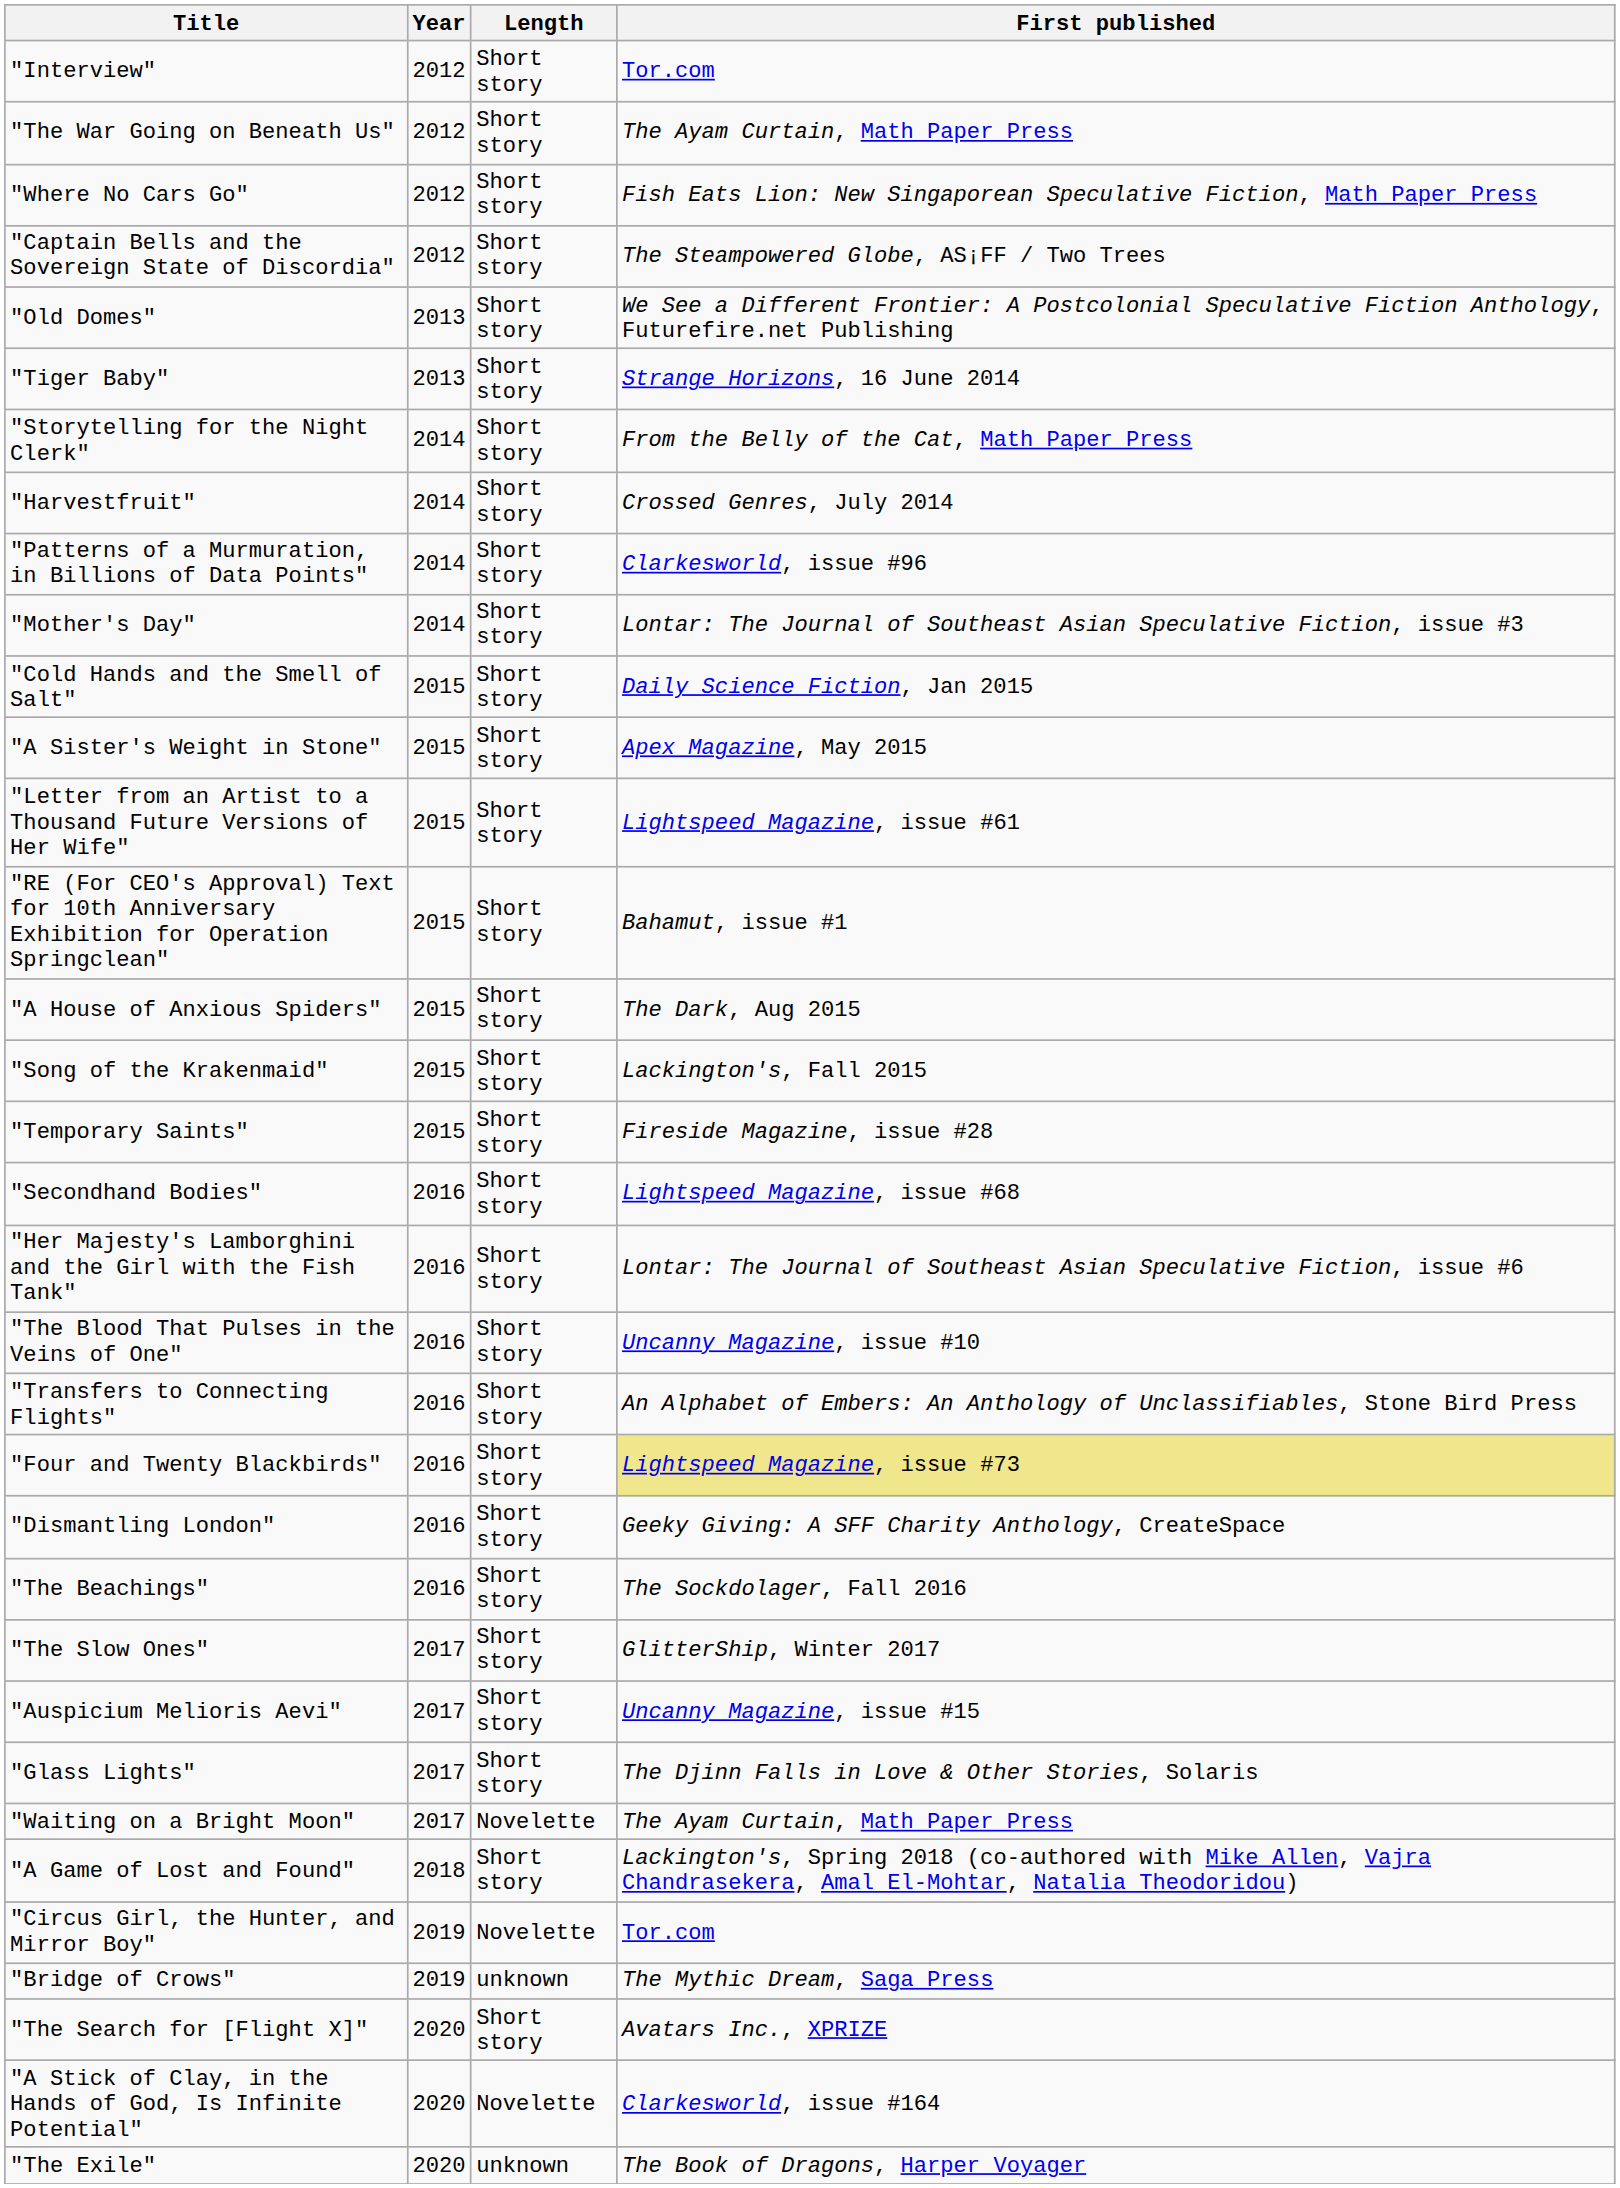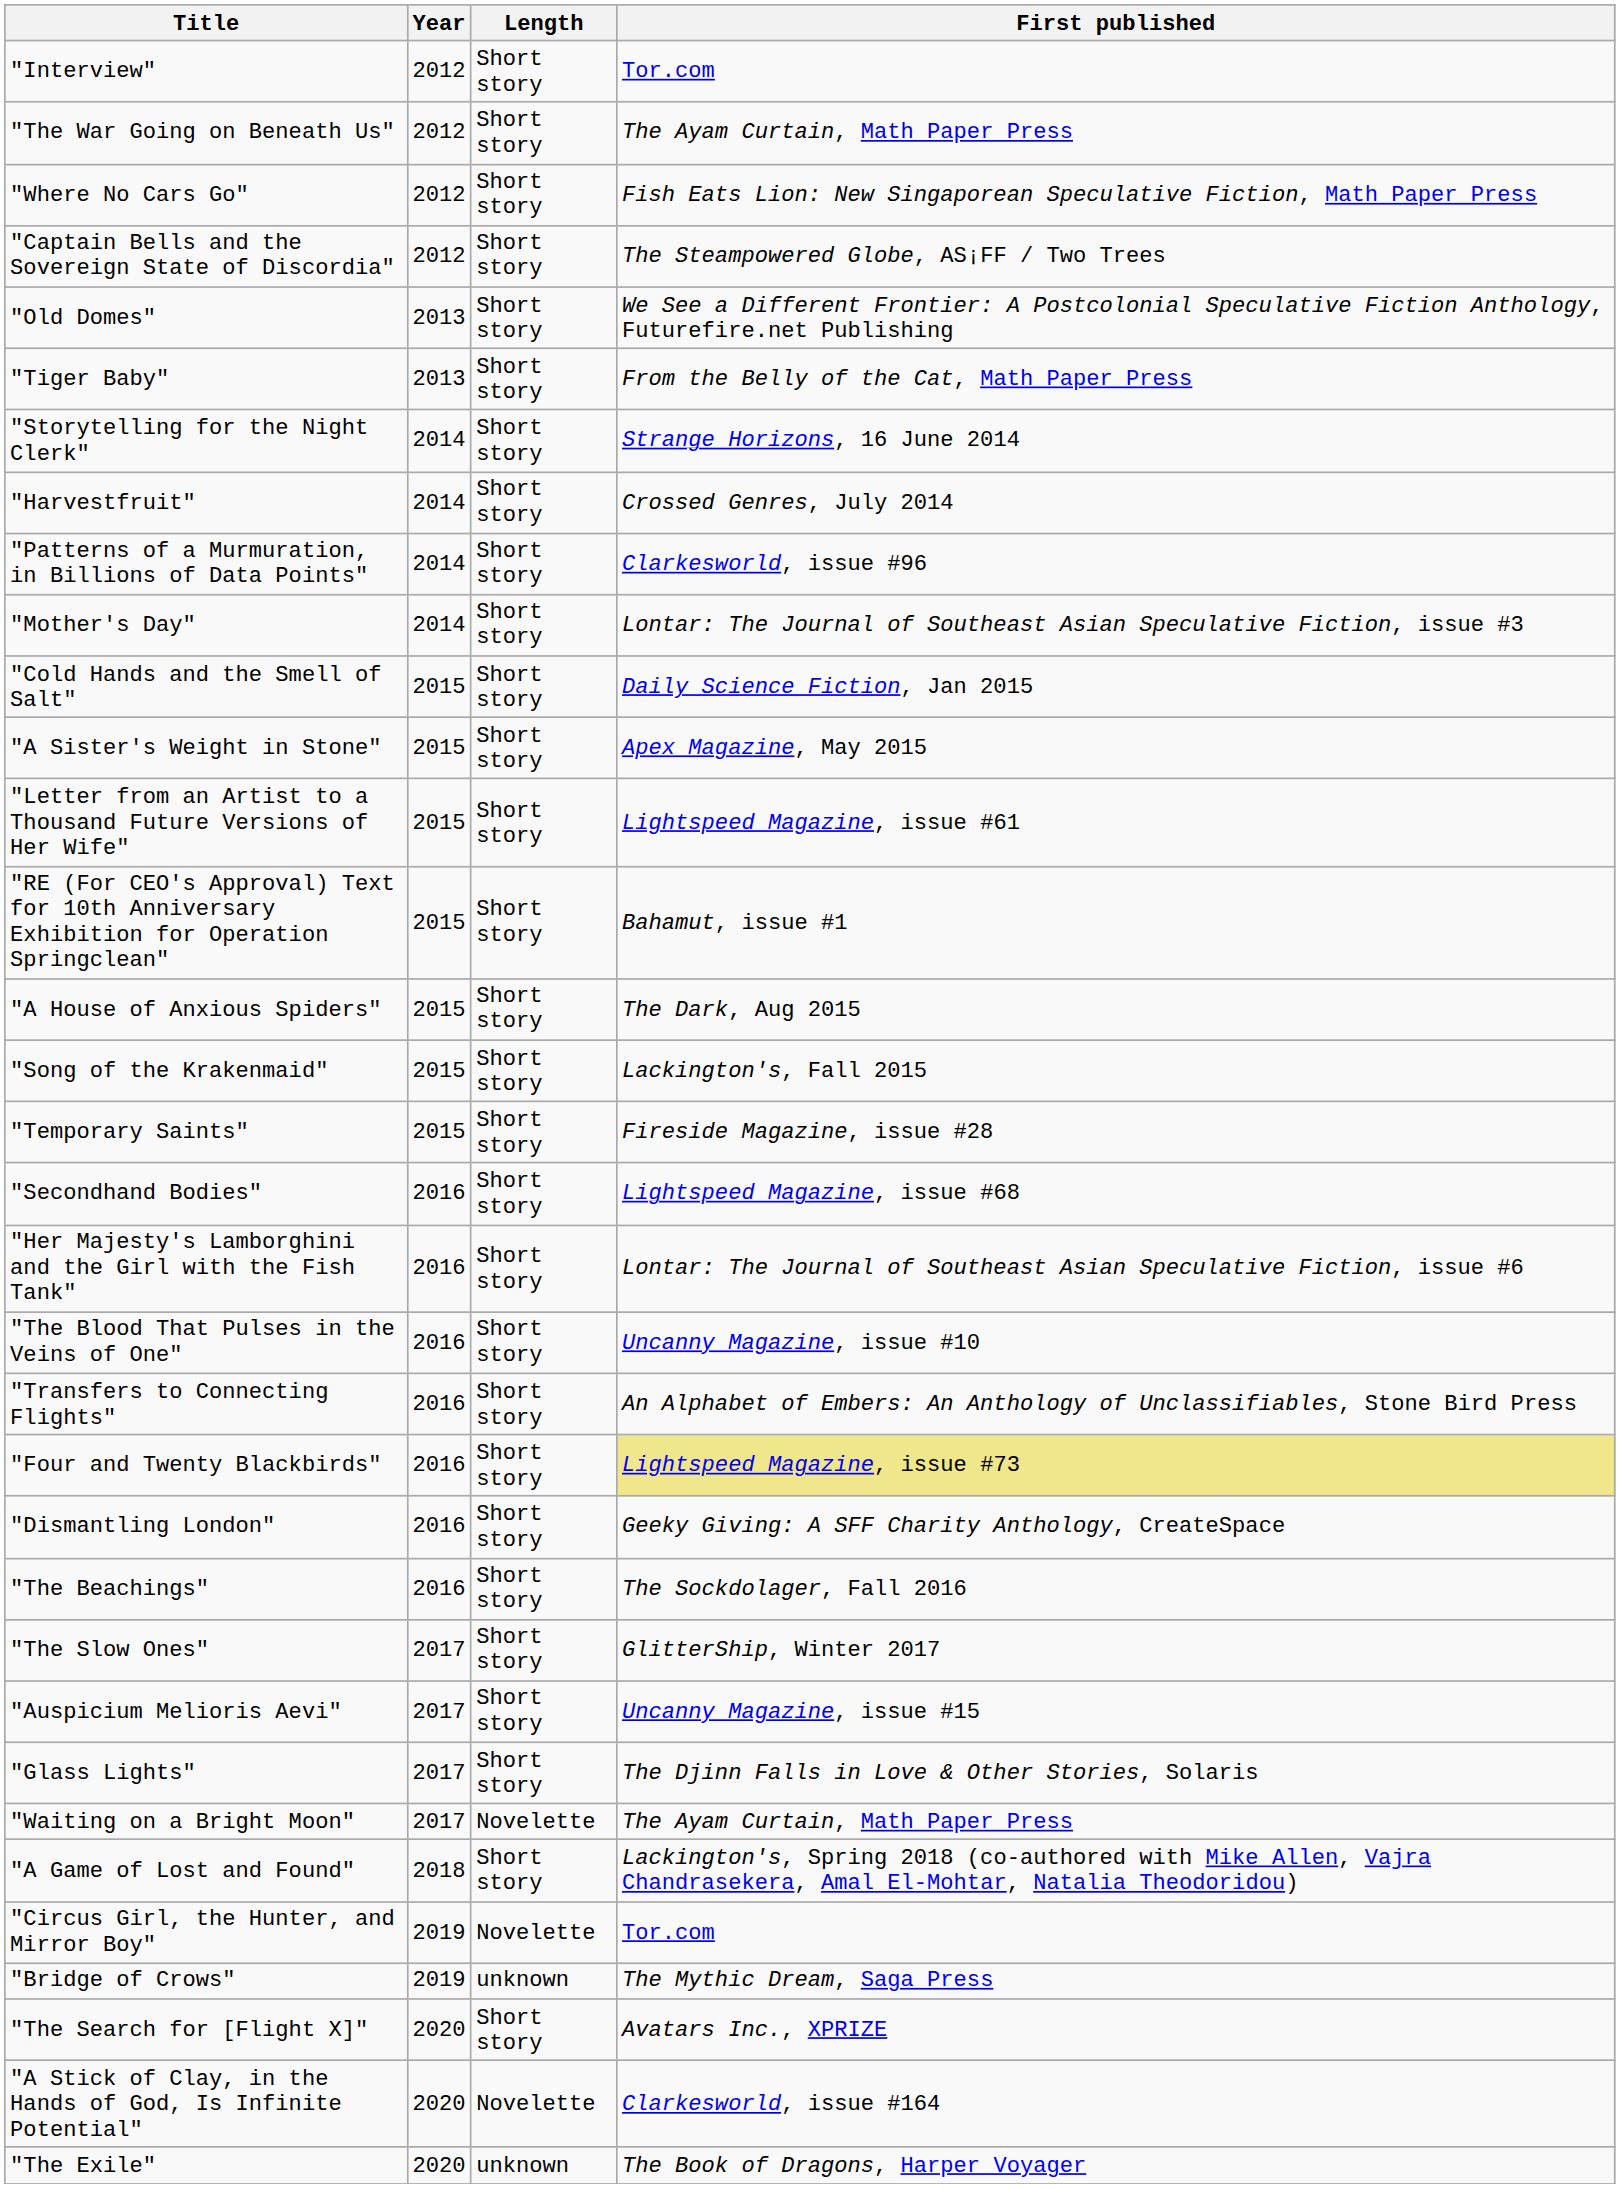(821, 379) Strange Horizons, 16 June 2014 -> (907, 379) From the Belly of the Cat, Math Paper Press
(907, 441) From the Belly of the Cat, Math Paper Press -> (821, 441) Strange Horizons, 16 June 2014
